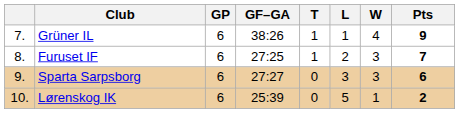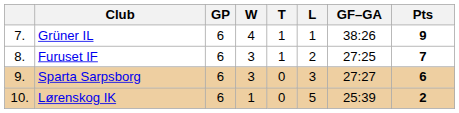columns swapped: (376, 14) <-> (267, 14)
